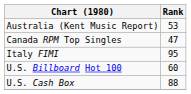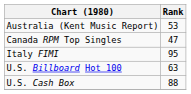(173, 68) 60 -> (173, 68) 63
